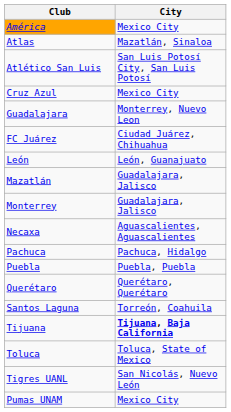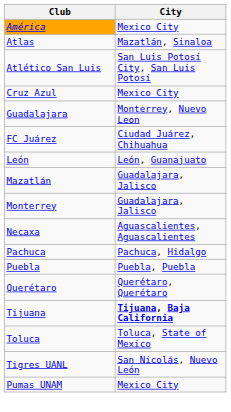- row: (43, 308)
